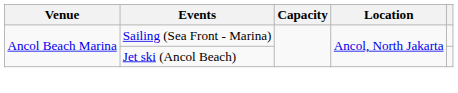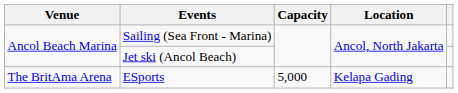+ row: (144, 77)
